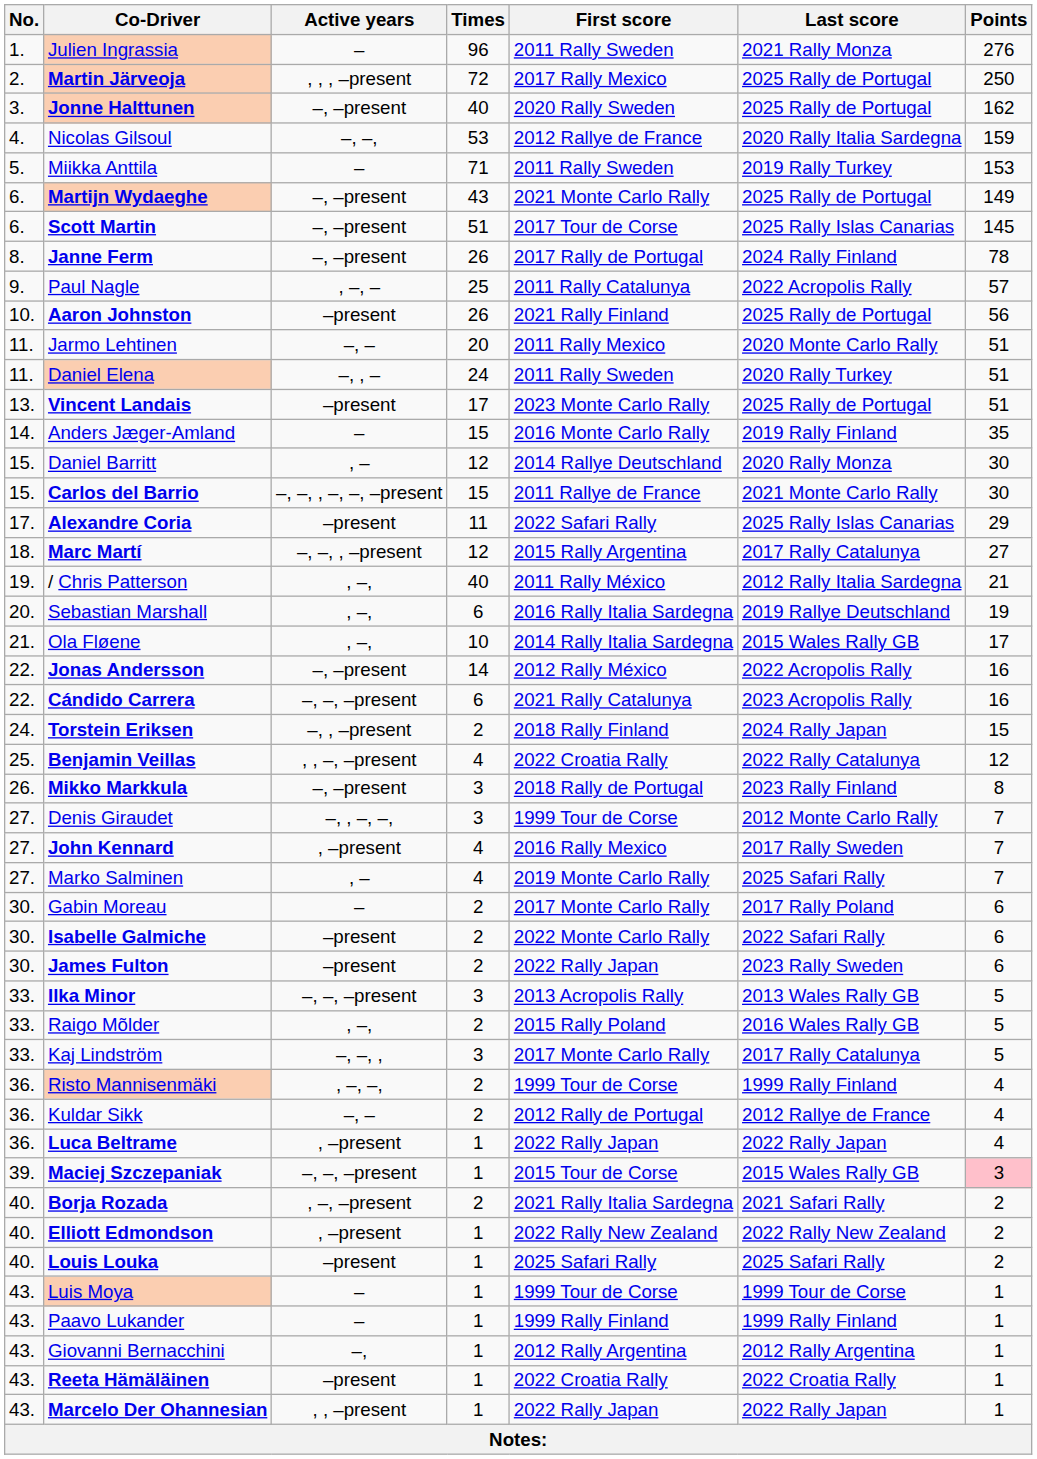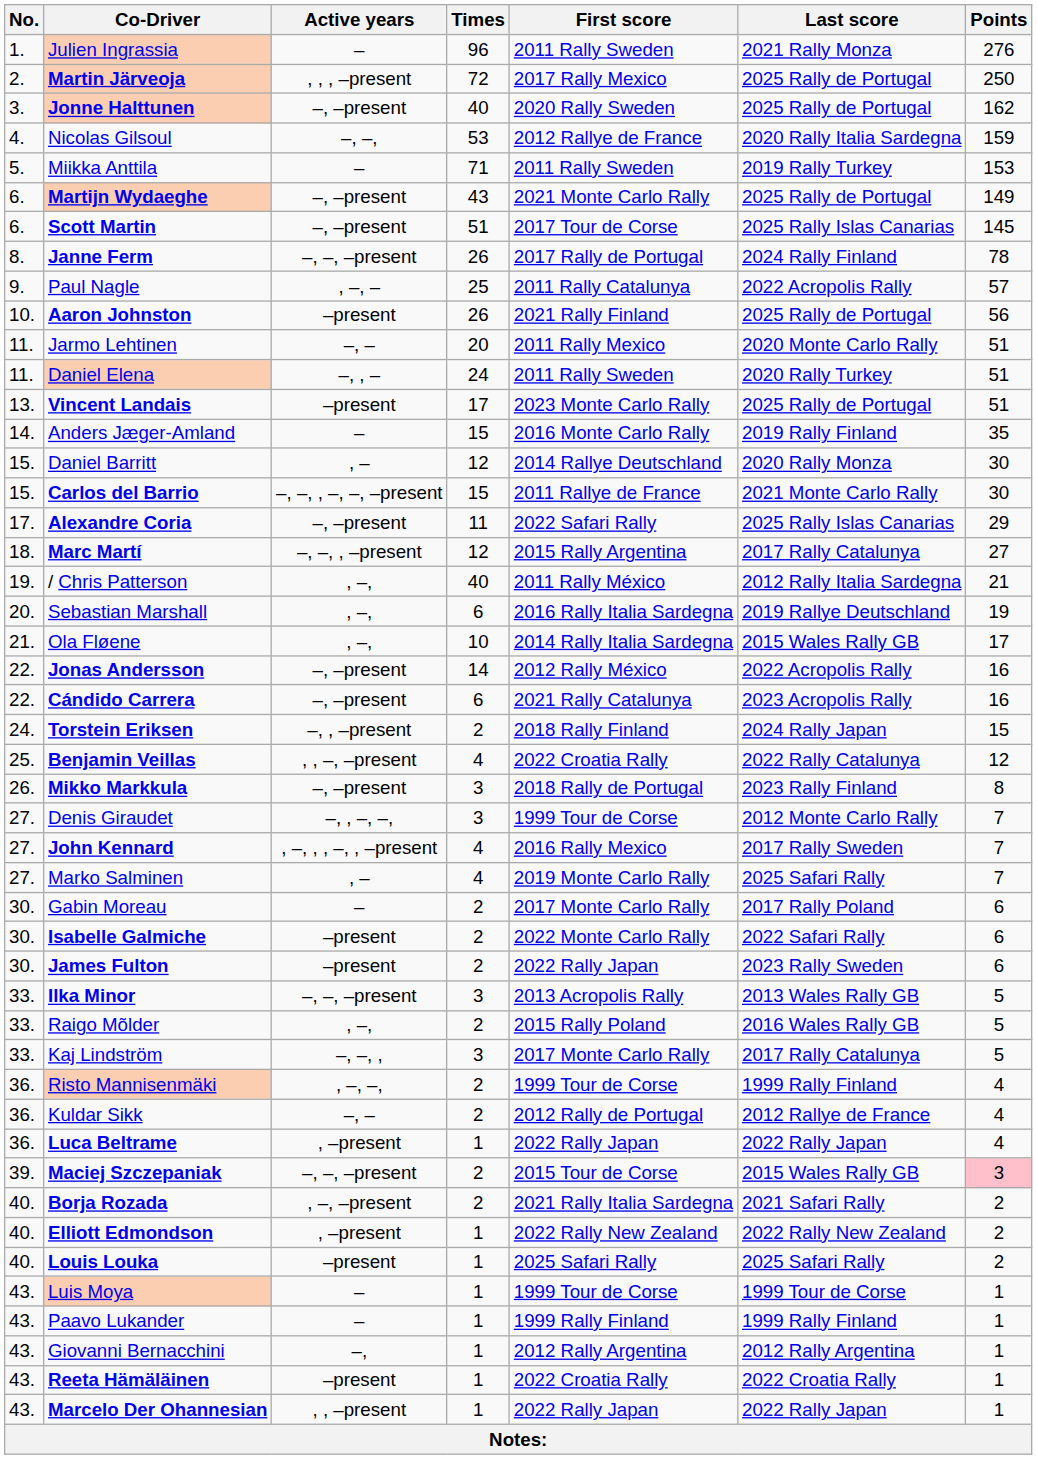(359, 256) –, –present -> (359, 256) –, –, –present
(359, 523) –present -> (359, 523) –, –present
(359, 700) –, –, –present -> (359, 700) –, –present
(359, 848) , –present -> (359, 848) , –, , , –, , –present
(478, 1173) 1 -> (478, 1173) 2
